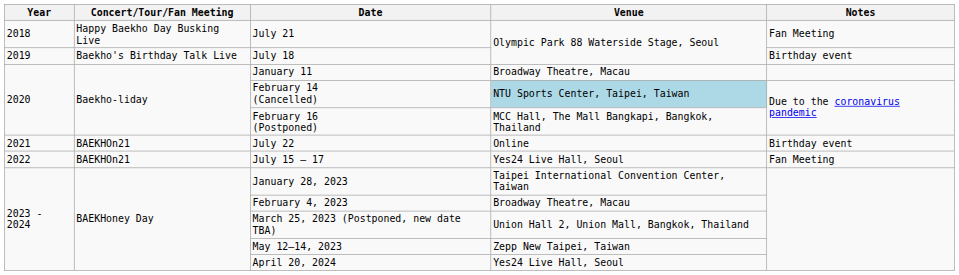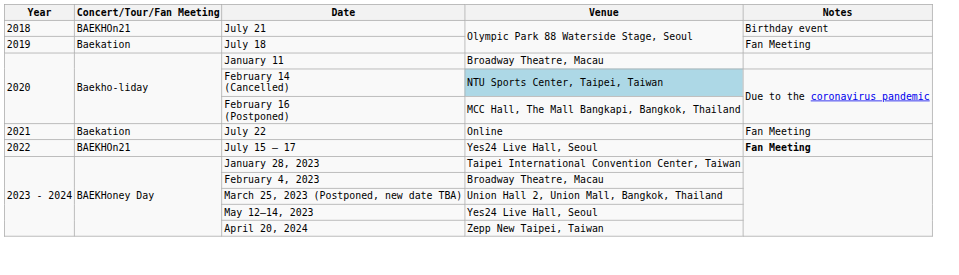(148, 34) Happy Baekho Day Busking Live -> (104, 29) BAEKHOn21
(802, 34) Fan Meeting -> (787, 29) Birthday event
(157, 56) Baekho's Birthday Talk Live -> (104, 45) Baekation
(811, 56) Birthday event -> (778, 45) Fan Meeting
(103, 143) BAEKHOn21 -> (104, 132) Baekation
(811, 143) Birthday event -> (778, 132) Fan Meeting
(802, 159) normal -> (778, 148) bold
(562, 247) Zepp New Taipei, Taiwan -> (532, 212) Yes24 Live Hall, Seoul
(559, 263) Yes24 Live Hall, Seoul -> (535, 228) Zepp New Taipei, Taiwan
